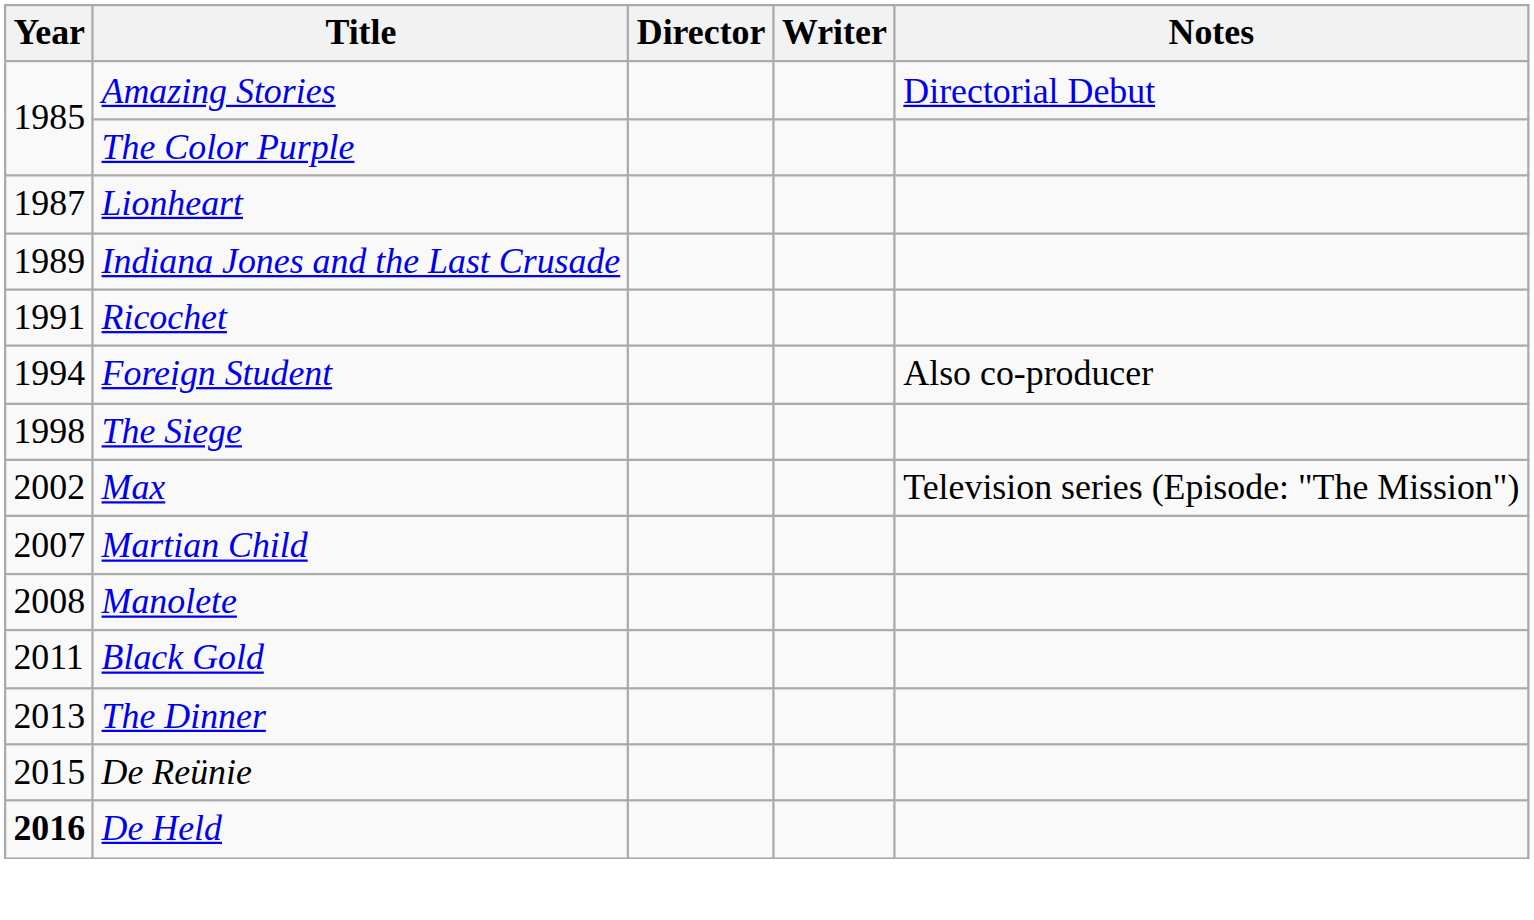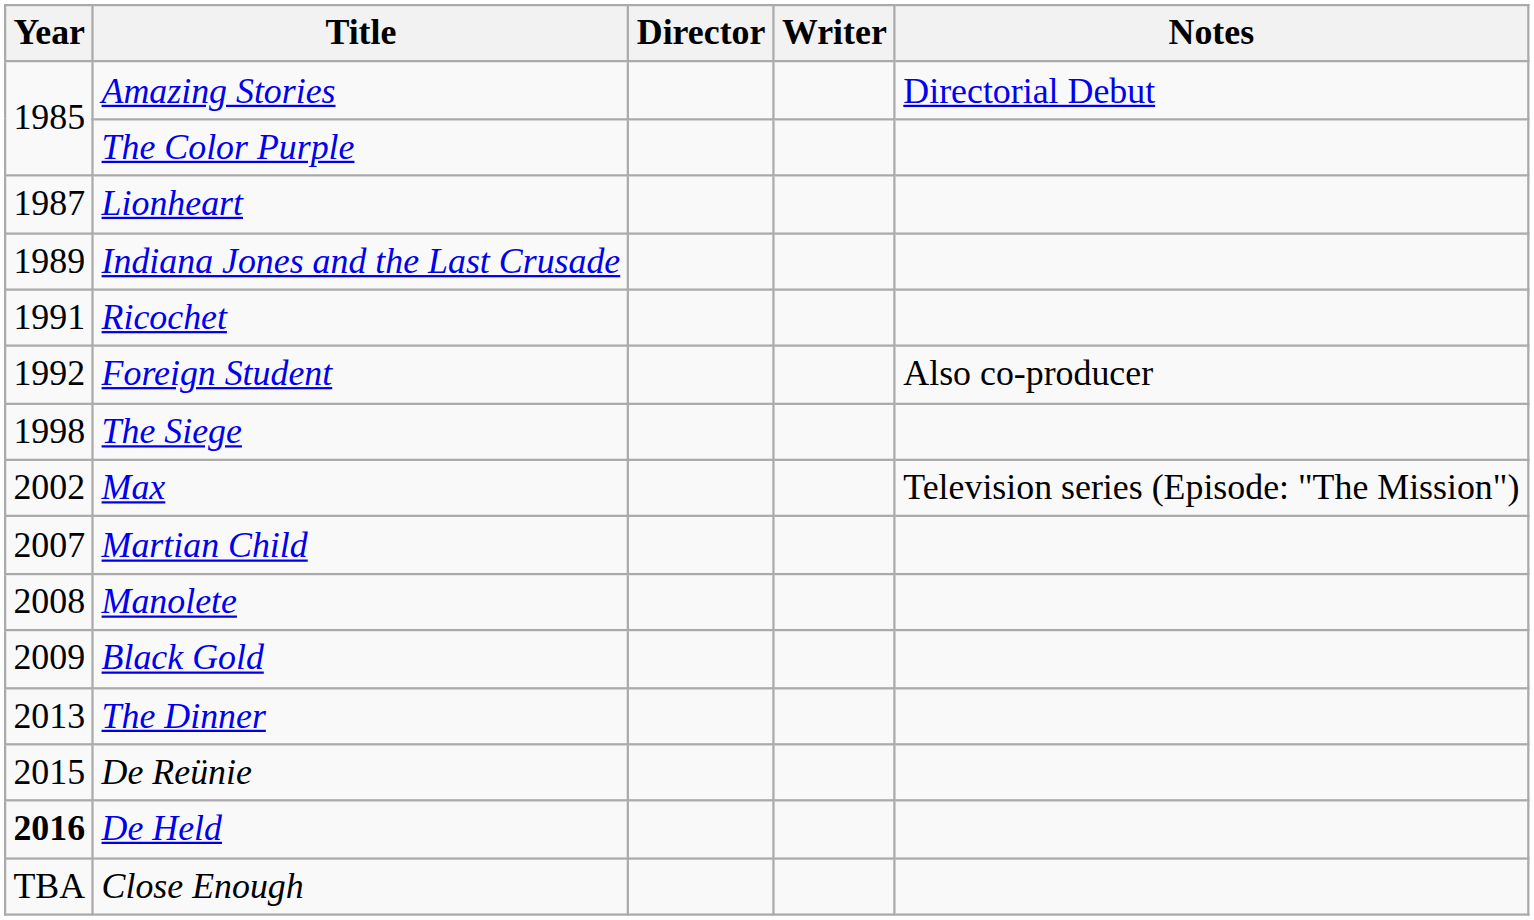(49, 373) 1994 -> (49, 373) 1992
(49, 658) 2011 -> (49, 658) 2009
+ row: (203, 885)
